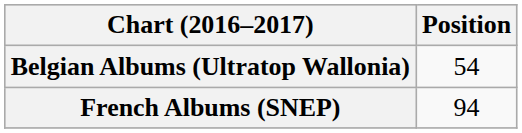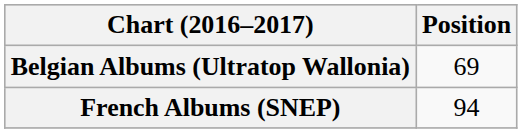(467, 66) 54 -> (467, 66) 69
